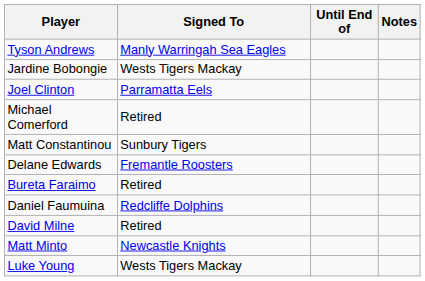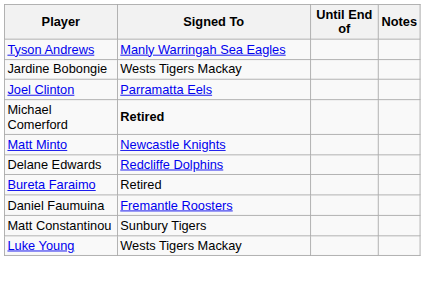(141, 117) normal -> (142, 117) bold
rows swapped: (59, 145) <-> (37, 246)
(176, 165) Fremantle Roosters -> (172, 165) Redcliffe Dolphins
(172, 205) Redcliffe Dolphins -> (176, 205) Fremantle Roosters
- row: (41, 226)
